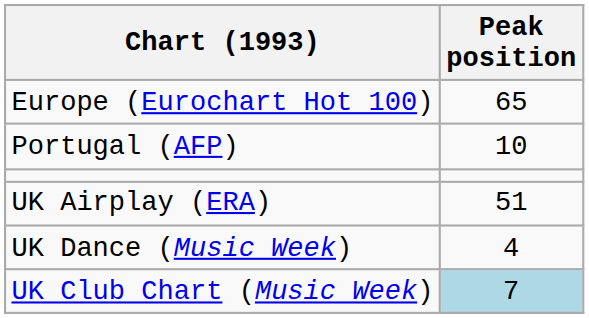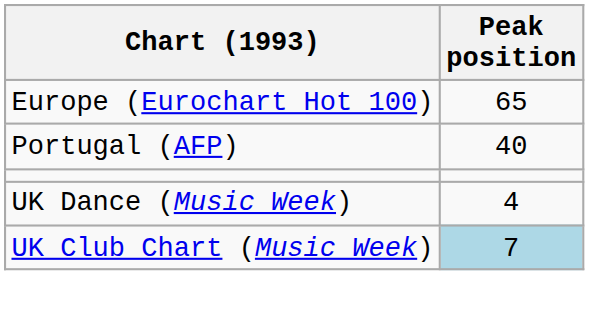(511, 146) 10 -> (511, 146) 40
- row: (141, 203)
